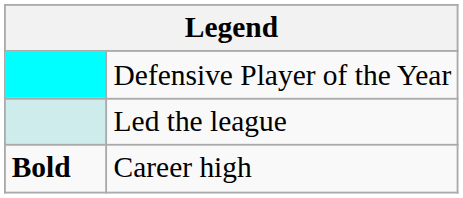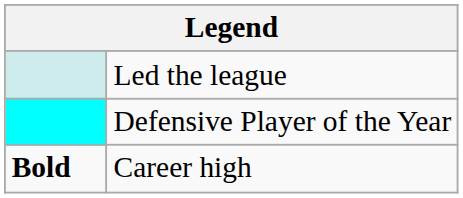rows swapped: (282, 74) <-> (200, 121)
